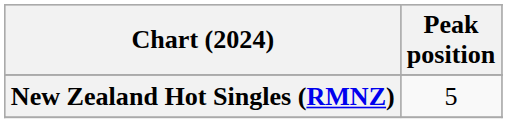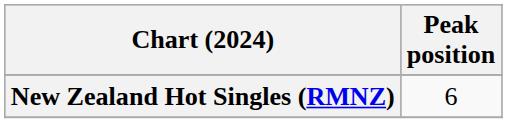(451, 95) 5 -> (451, 95) 6
